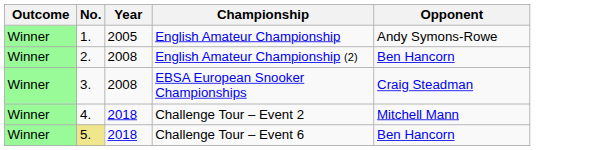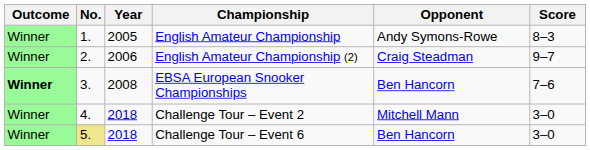+ column: (557, 15)
(122, 57) 2008 -> (122, 57) 2006
(416, 57) Ben Hancorn -> (425, 57) Craig Steadman
(29, 85) normal -> (30, 85) bold
(425, 85) Craig Steadman -> (416, 85) Ben Hancorn
